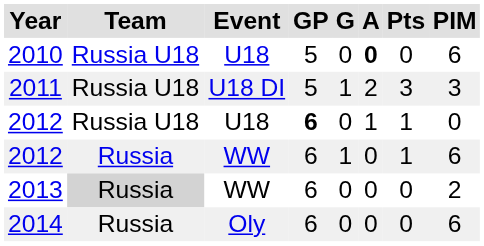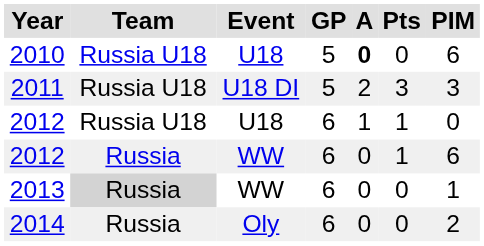- column: (345, 20)
(311, 122) bold -> (329, 122) normal
(455, 190) 2 -> (453, 190) 1
(455, 223) 6 -> (453, 223) 2
